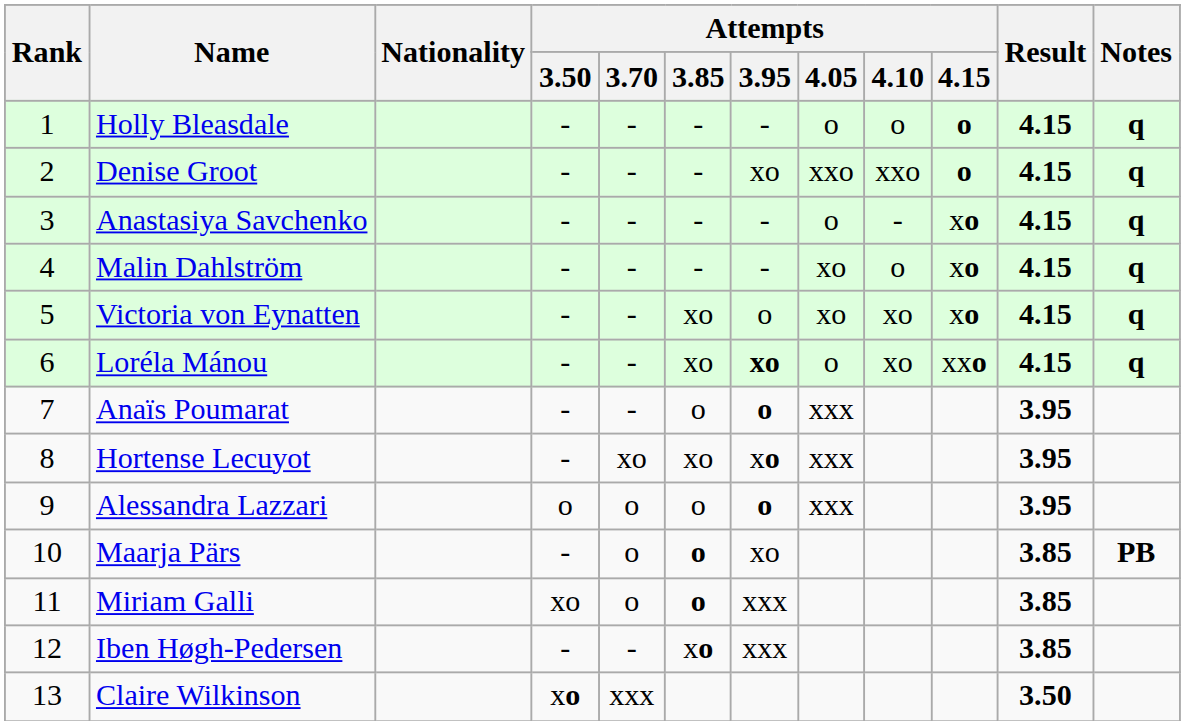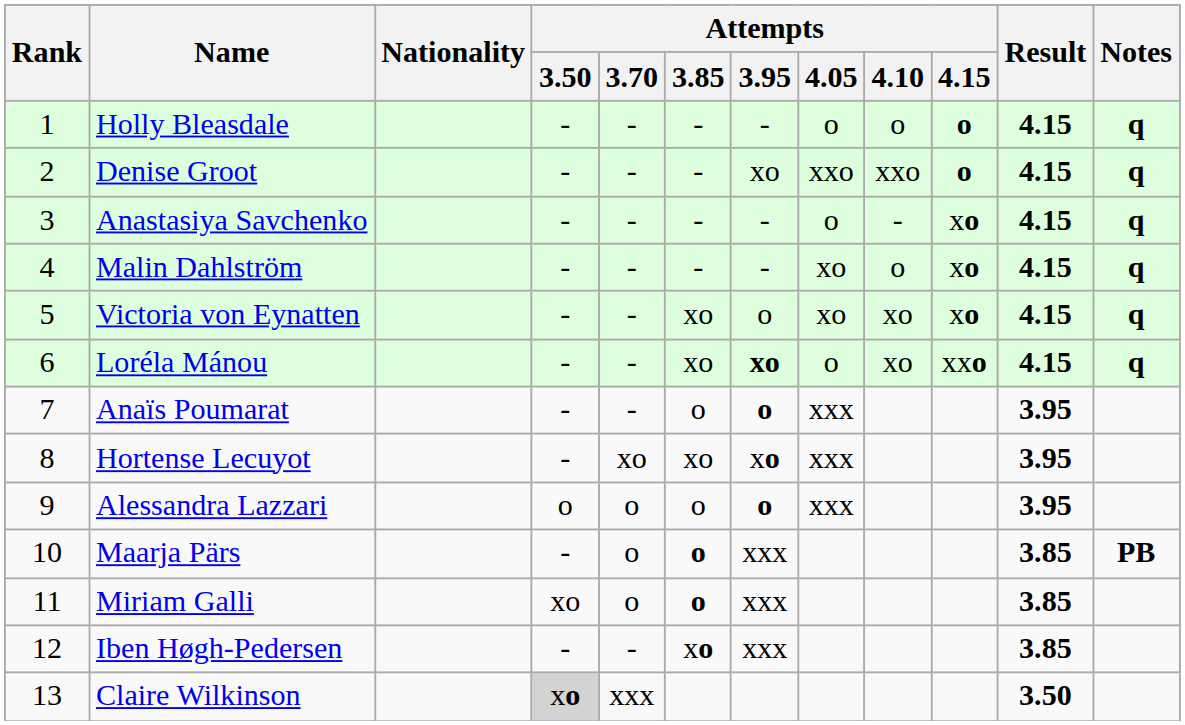(765, 553) xo -> (765, 553) xxx
(565, 696) no background -> (565, 696) lightgrey background
